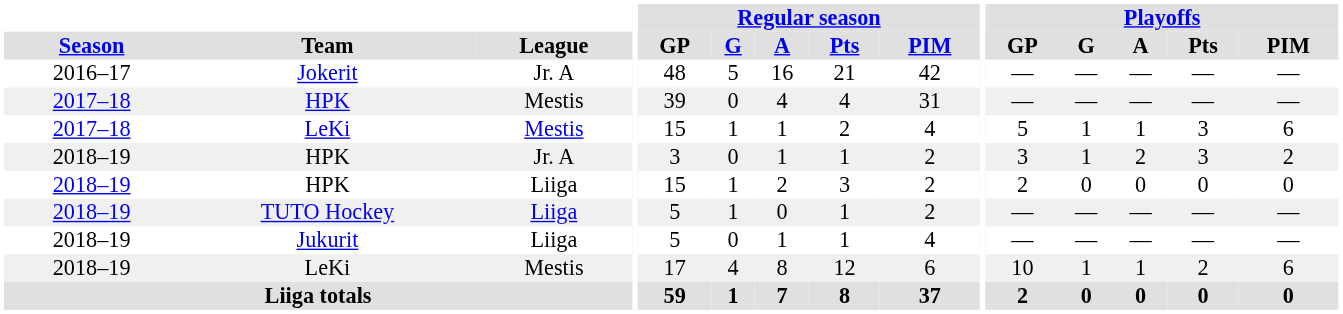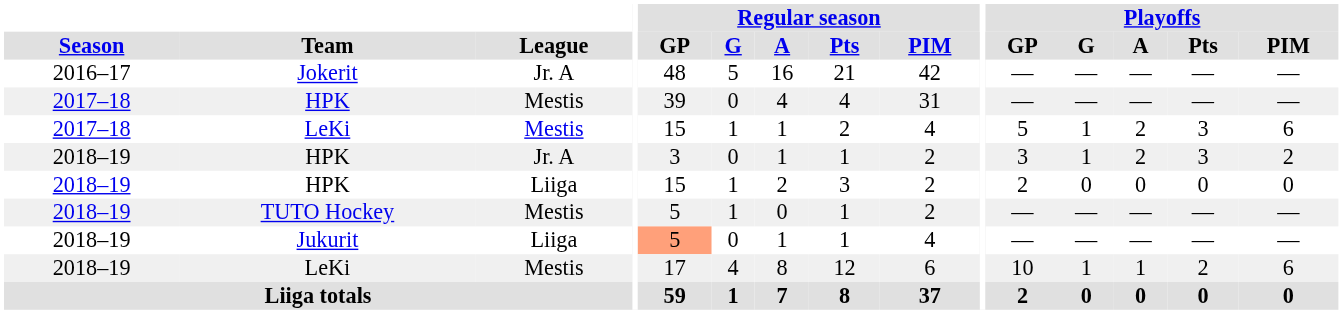(1141, 128) 1 -> (1141, 128) 2
(554, 212) Liiga -> (554, 212) Mestis
(675, 240) no background -> (675, 240) lightsalmon background
